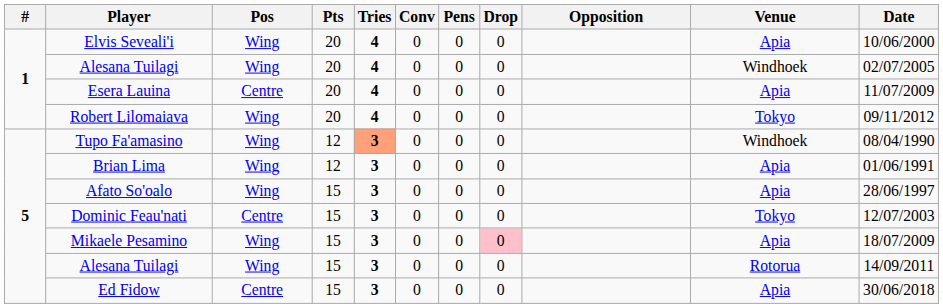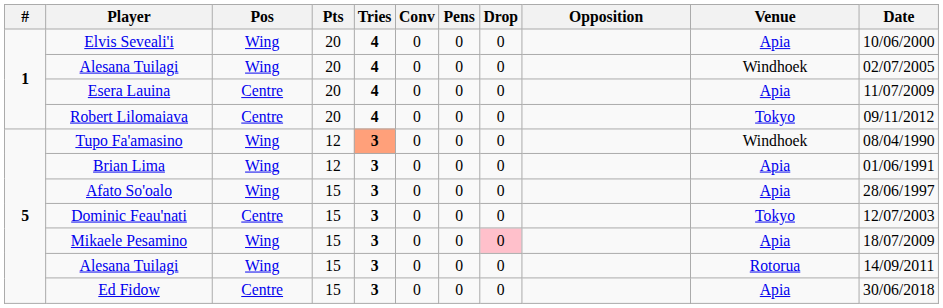(262, 116) Wing -> (262, 116) Centre
